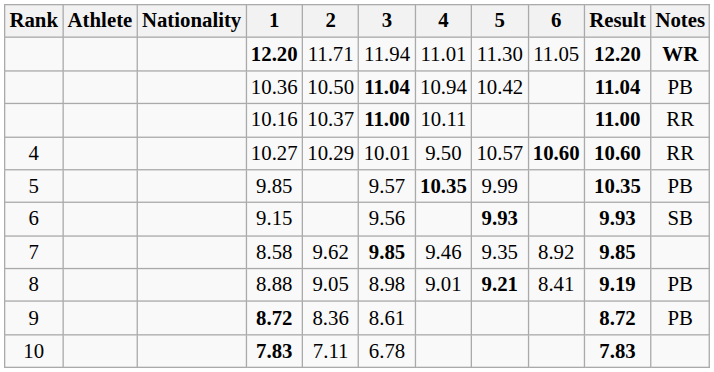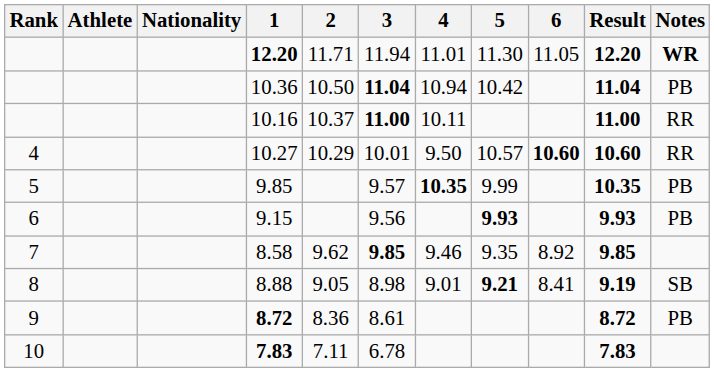(680, 218) SB -> (680, 218) PB
(680, 284) PB -> (680, 284) SB
